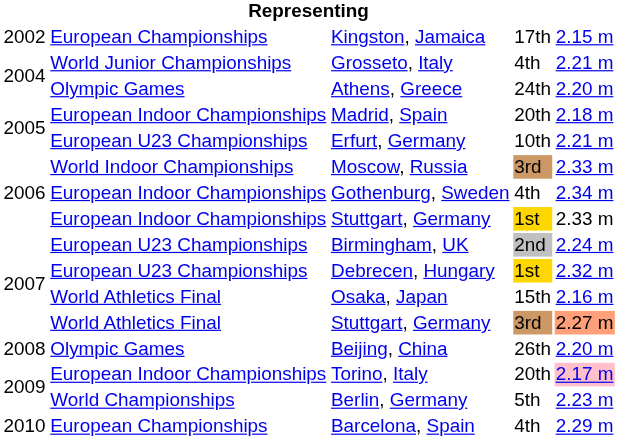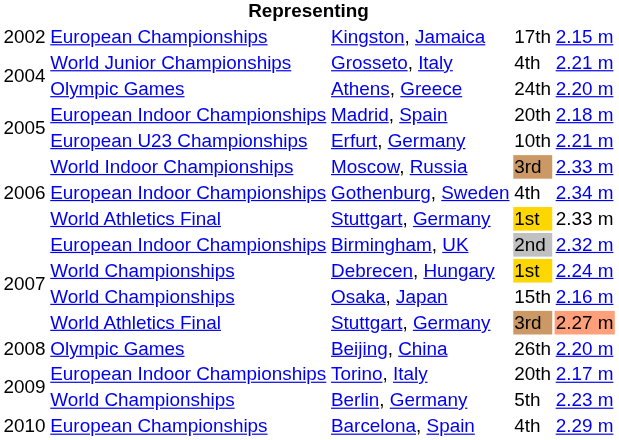(188, 218) European Indoor Championships -> (136, 218) World Athletics Final
(179, 244) European U23 Championships -> (188, 244) European Indoor Championships
(585, 244) 2.24 m -> (585, 244) 2.32 m
(179, 270) European U23 Championships -> (142, 270) World Championships
(585, 270) 2.32 m -> (585, 270) 2.24 m
(136, 296) World Athletics Final -> (142, 296) World Championships
(585, 374) pink background -> (585, 374) no background
